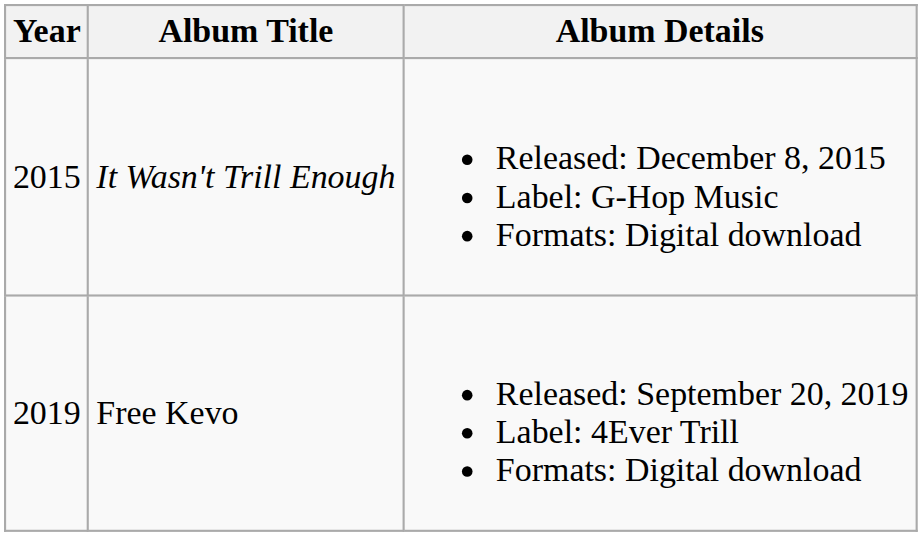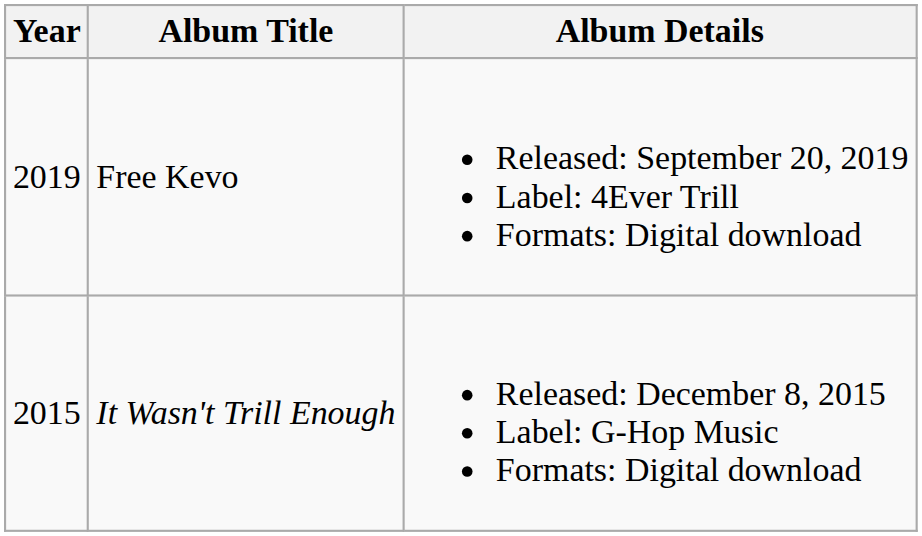rows swapped: (246, 176) <-> (167, 412)
